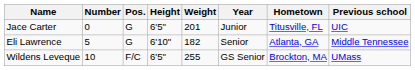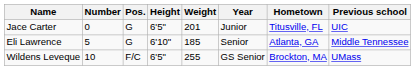(192, 42) 182 -> (192, 42) 185
